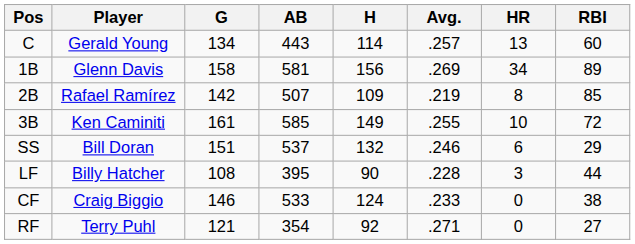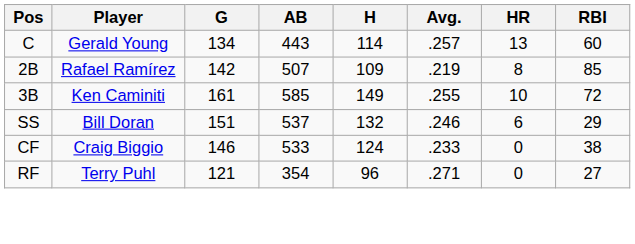- row: (28, 69)
- row: (28, 174)
(370, 226) 92 -> (370, 174) 96
